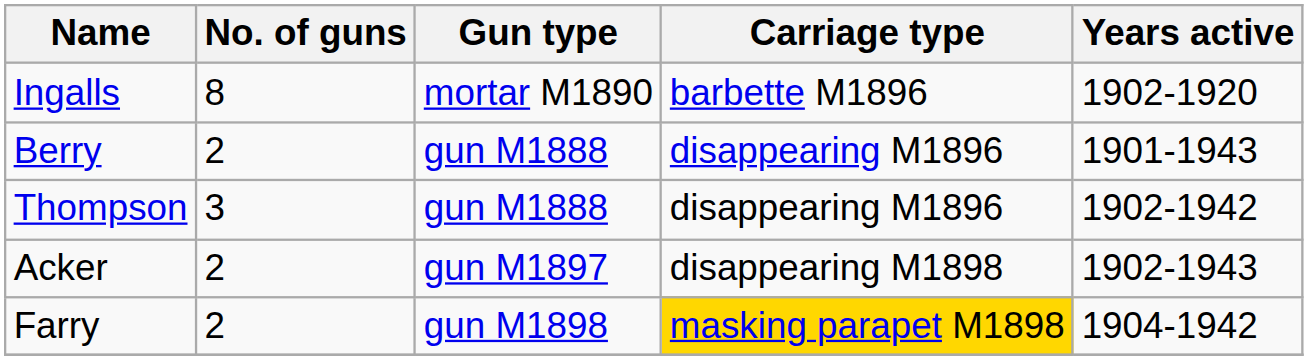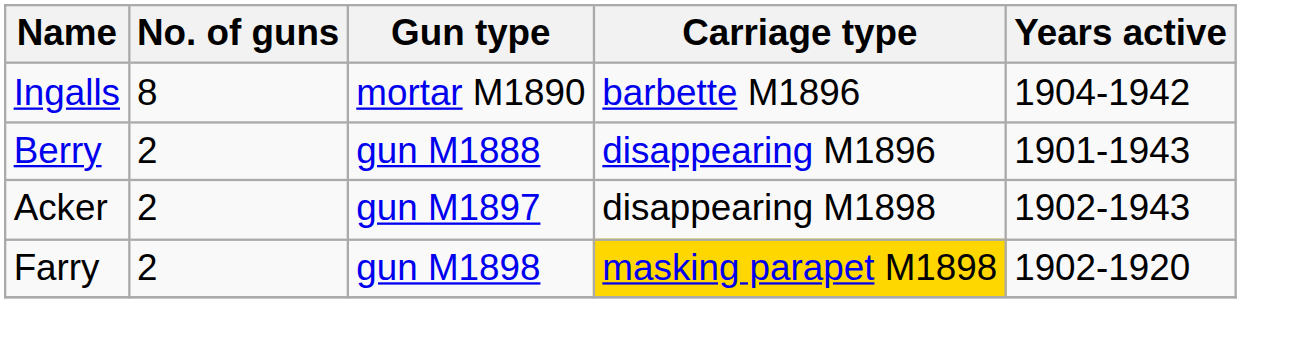(1170, 92) 1902-1920 -> (1102, 92) 1904-1942
- row: (101, 208)
(1170, 325) 1904-1942 -> (1102, 267) 1902-1920
